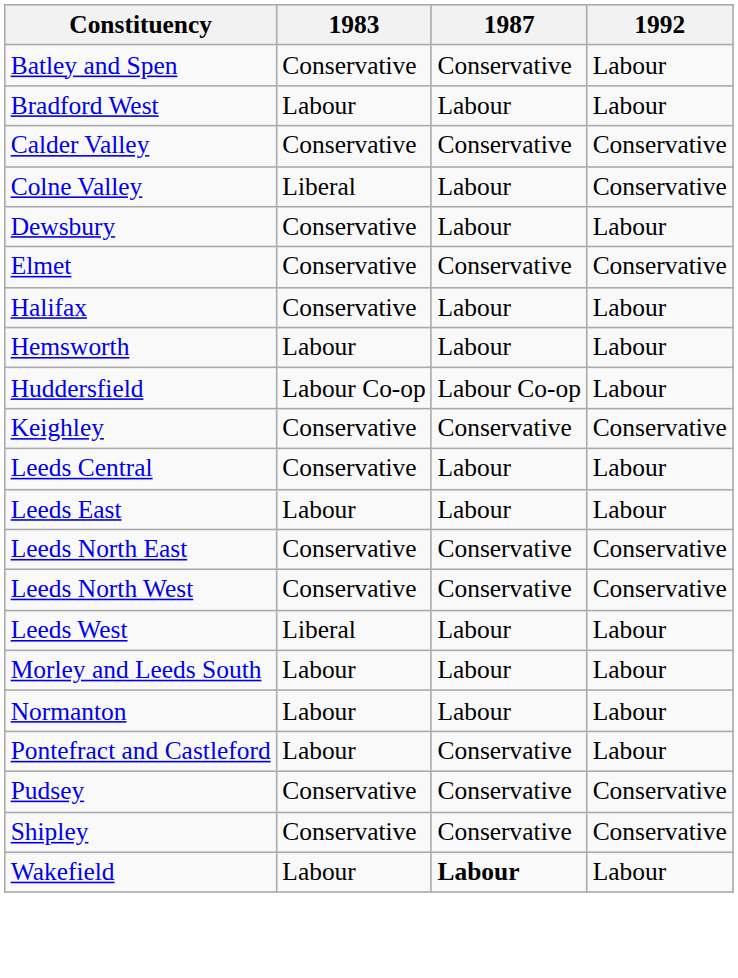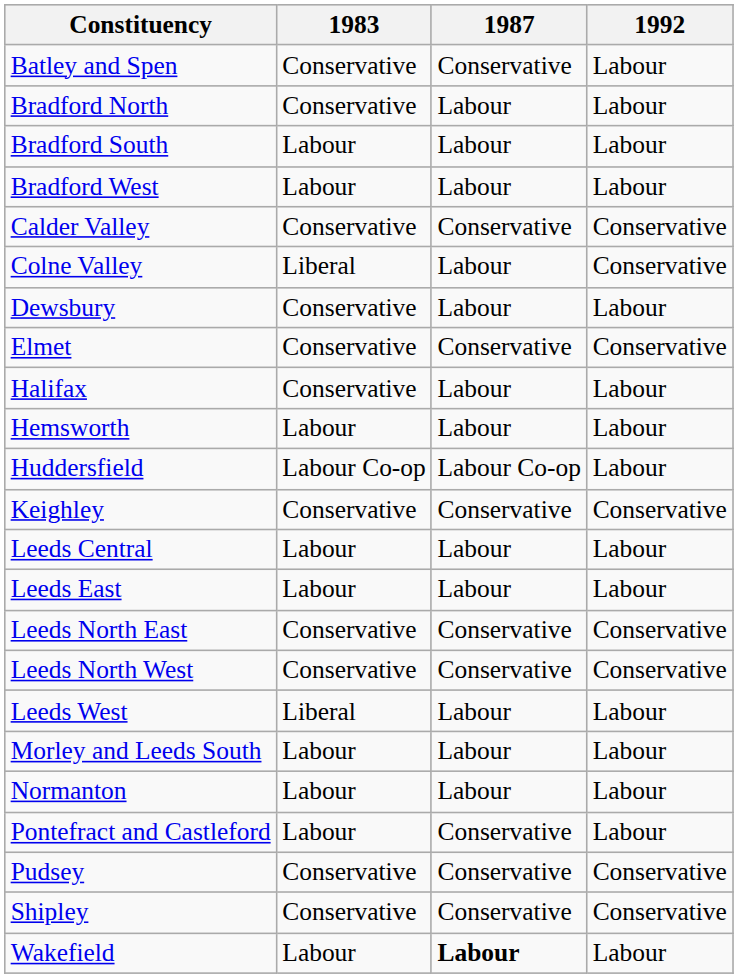+ row: (89, 105)
+ row: (89, 145)
(349, 468) Conservative -> (319, 549) Labour
